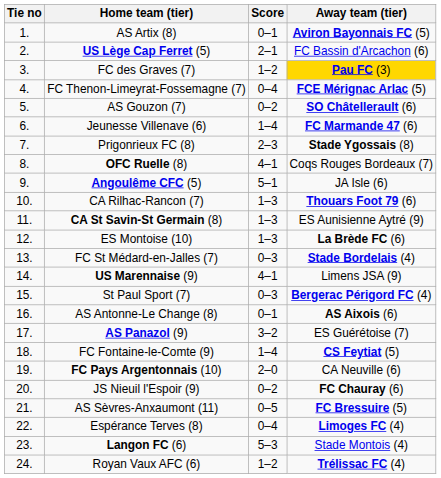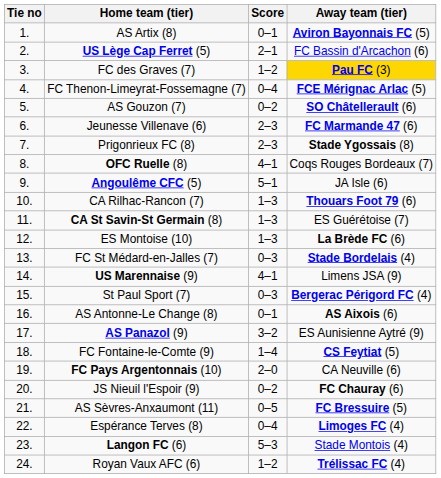(268, 126) 1–4 -> (268, 126) 2–3
(361, 220) ES Aunisienne Aytré (9) -> (361, 220) ES Guérétoise (7)
(361, 333) ES Guérétoise (7) -> (361, 333) ES Aunisienne Aytré (9)
